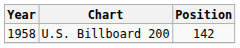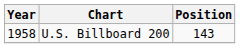(204, 33) 142 -> (204, 33) 143
